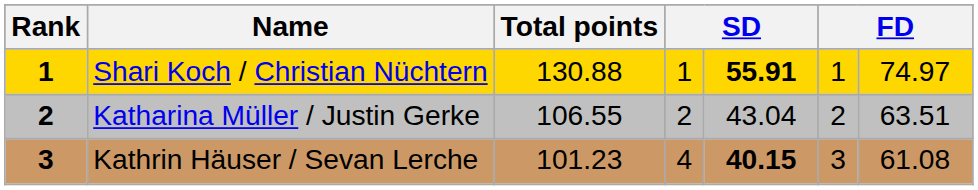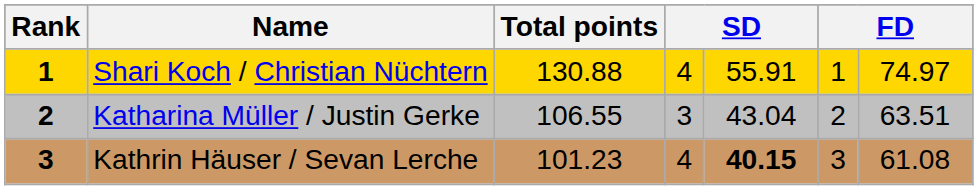(684, 71) 1 -> (684, 71) 4
(761, 71) bold -> (761, 71) normal
(684, 116) 2 -> (684, 116) 3
